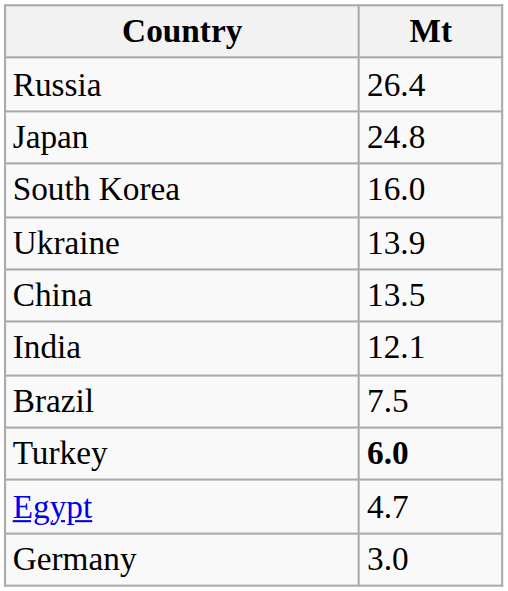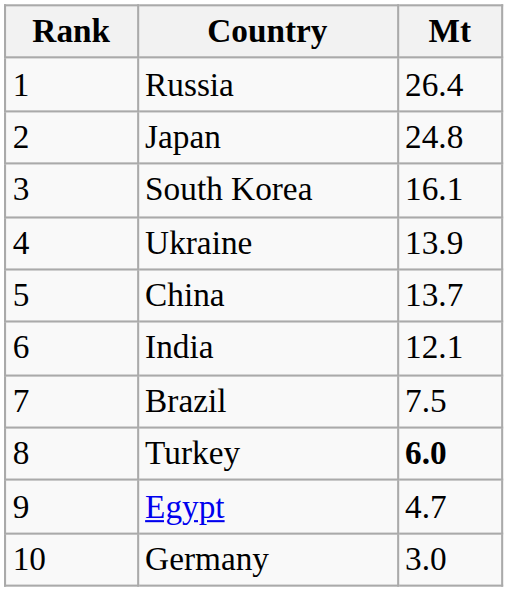+ column: (71, 31)
(396, 189) 16.0 -> (434, 189) 16.1
(396, 295) 13.5 -> (434, 295) 13.7
